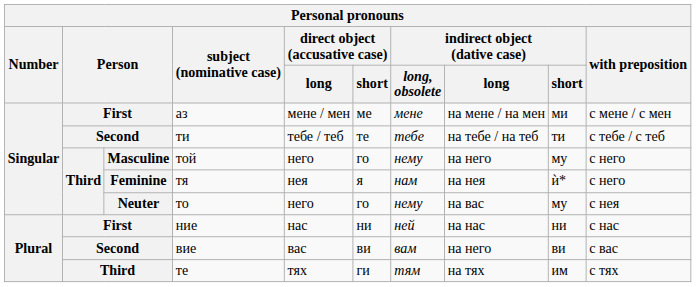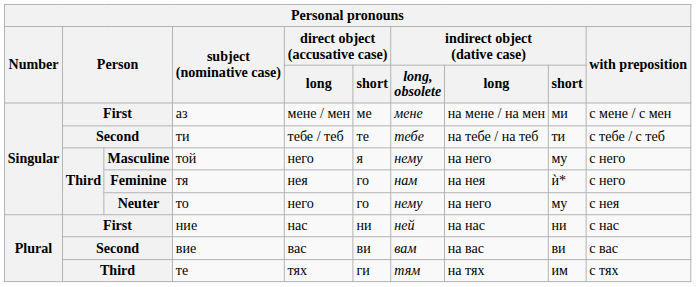(363, 158) го -> (360, 158) я
(360, 181) я -> (363, 181) го
(466, 203) на вас -> (470, 203) на него
(470, 248) на него -> (466, 248) на вас
